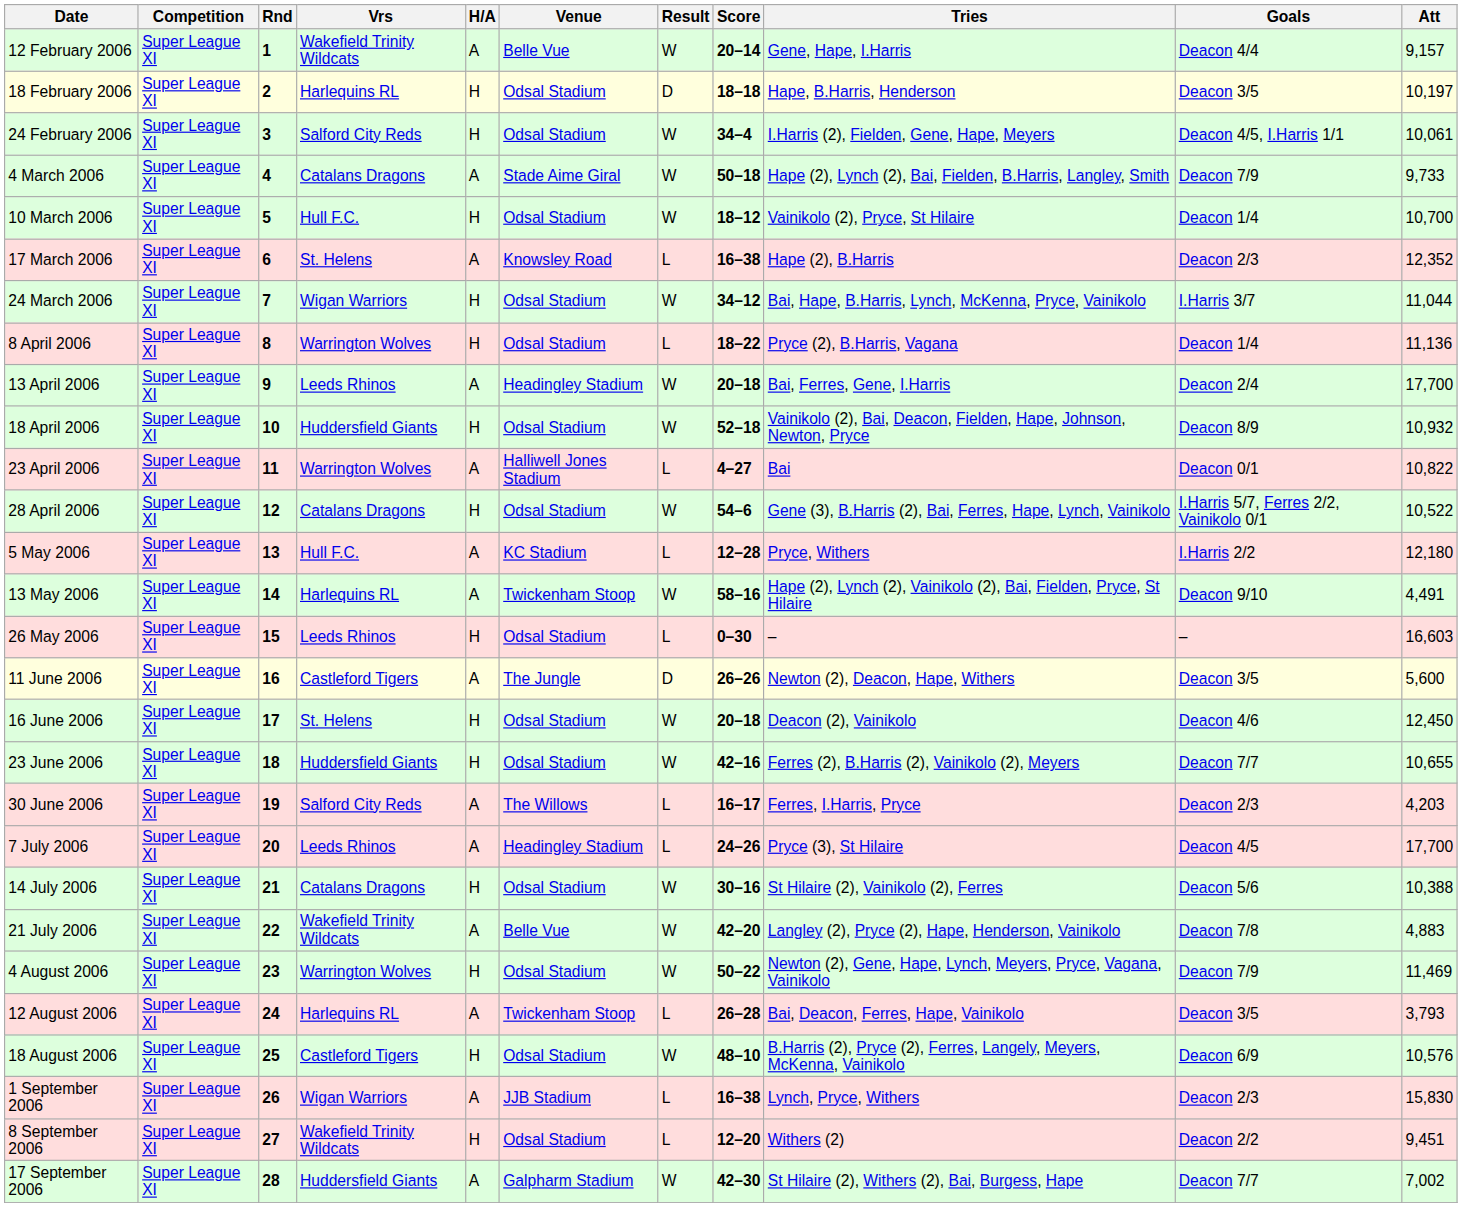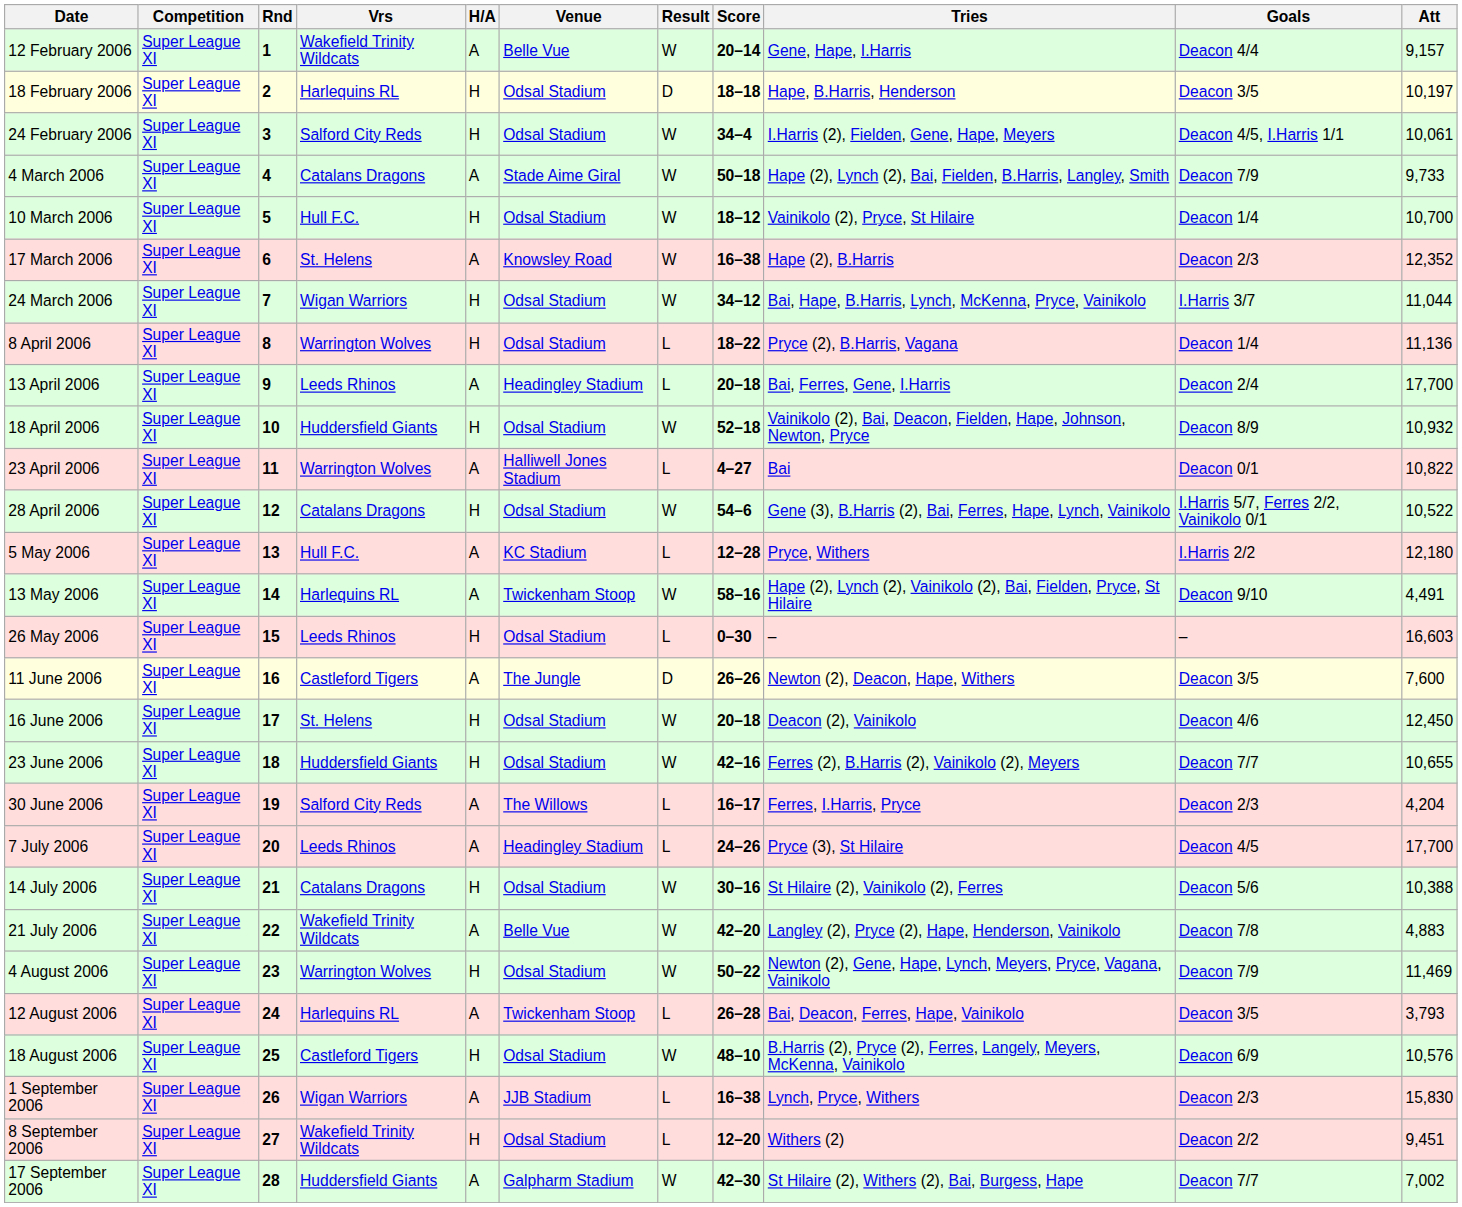(666, 259) L -> (669, 259) W
(669, 385) W -> (666, 385) L
(1425, 678) 5,600 -> (1425, 678) 7,600
(1425, 804) 4,203 -> (1425, 804) 4,204
